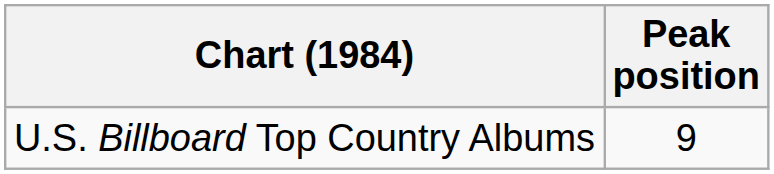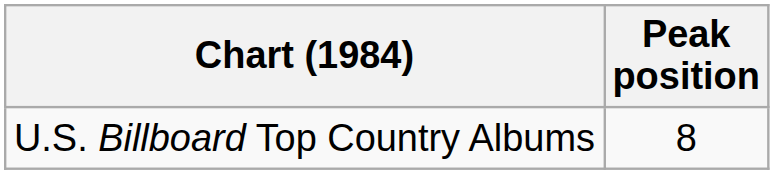(686, 137) 9 -> (686, 137) 8
